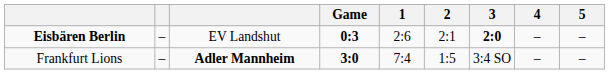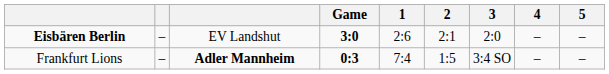(350, 36) 0:3 -> (350, 36) 3:0
(492, 36) bold -> (492, 36) normal
(350, 58) 3:0 -> (350, 58) 0:3
